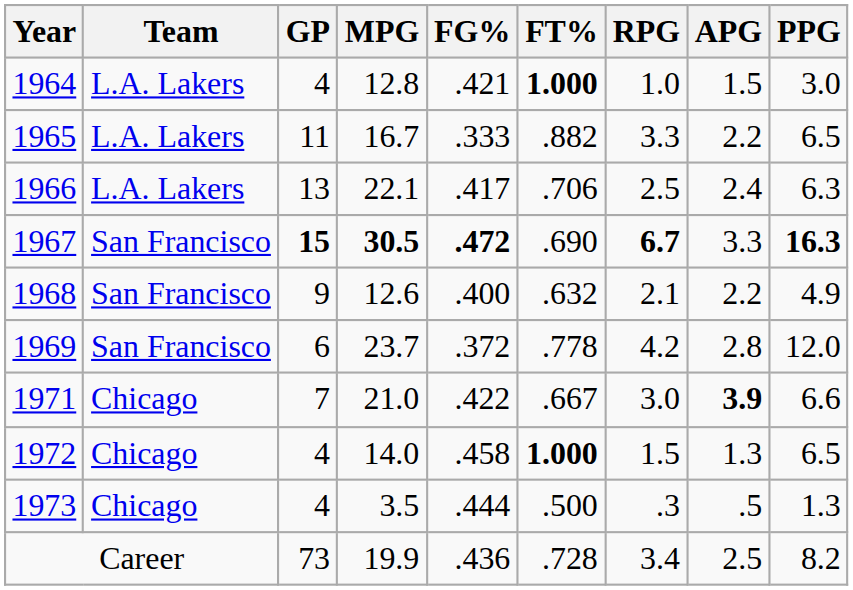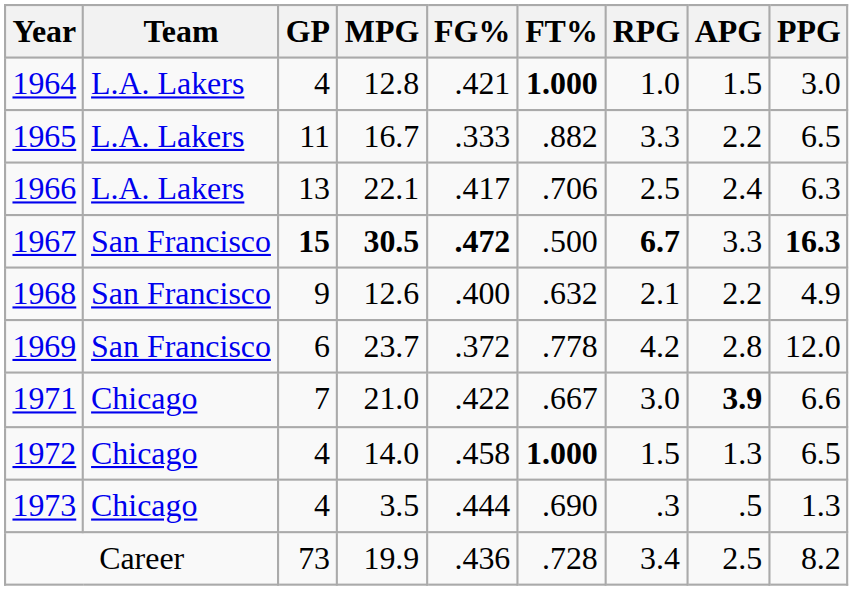(570, 241) .690 -> (570, 241) .500
(570, 504) .500 -> (570, 504) .690
